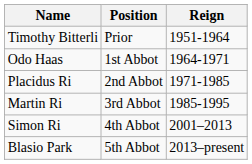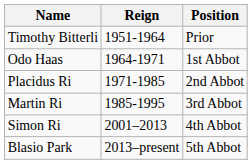columns swapped: (134, 15) <-> (207, 15)
